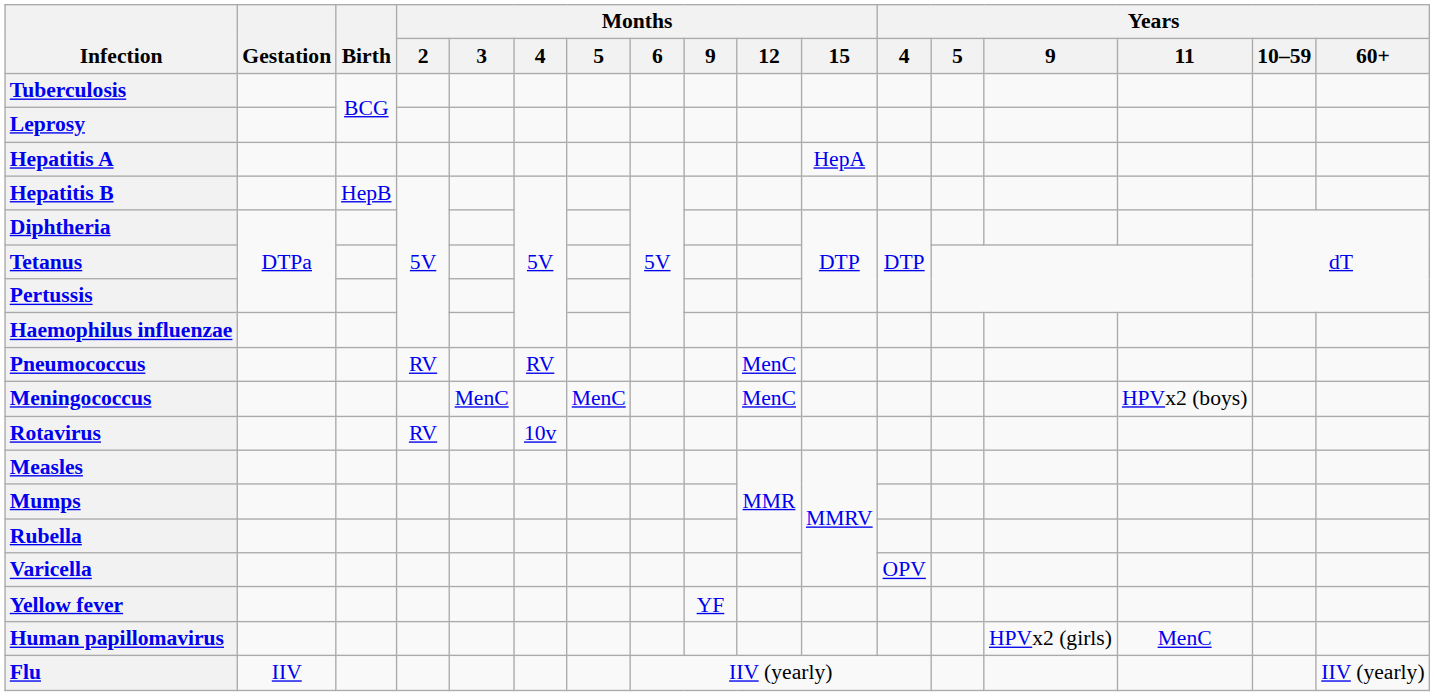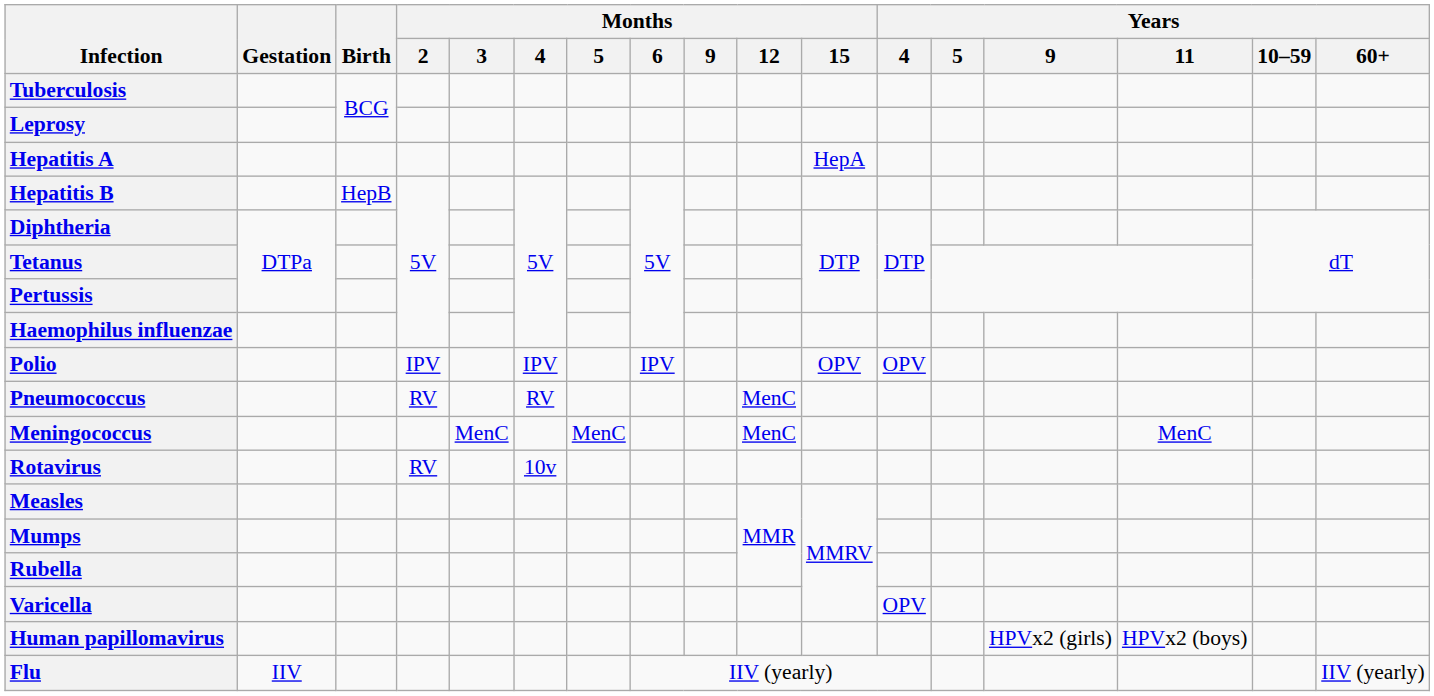+ row: (33, 364)
(1185, 398) HPVx2 (boys) -> (1185, 432) MenC
- row: (66, 603)
(1185, 638) MenC -> (1185, 638) HPVx2 (boys)
